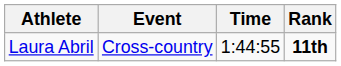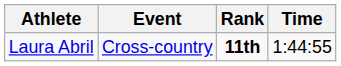columns swapped: (250, 19) <-> (310, 19)
